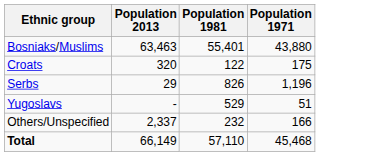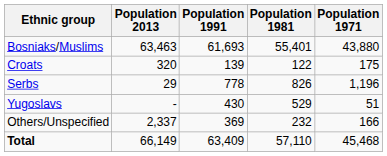+ column: (213, 20)
